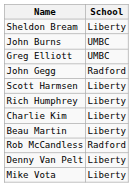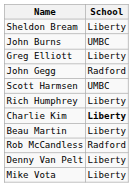(99, 56) UMBC -> (107, 56) Liberty
(107, 86) Liberty -> (99, 86) UMBC
(107, 116) normal -> (107, 116) bold
